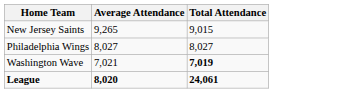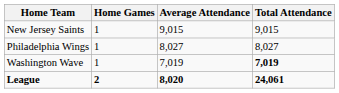+ column: (124, 12)
(106, 29) 9,265 -> (171, 29) 9,015
(106, 63) 7,021 -> (171, 63) 7,019
